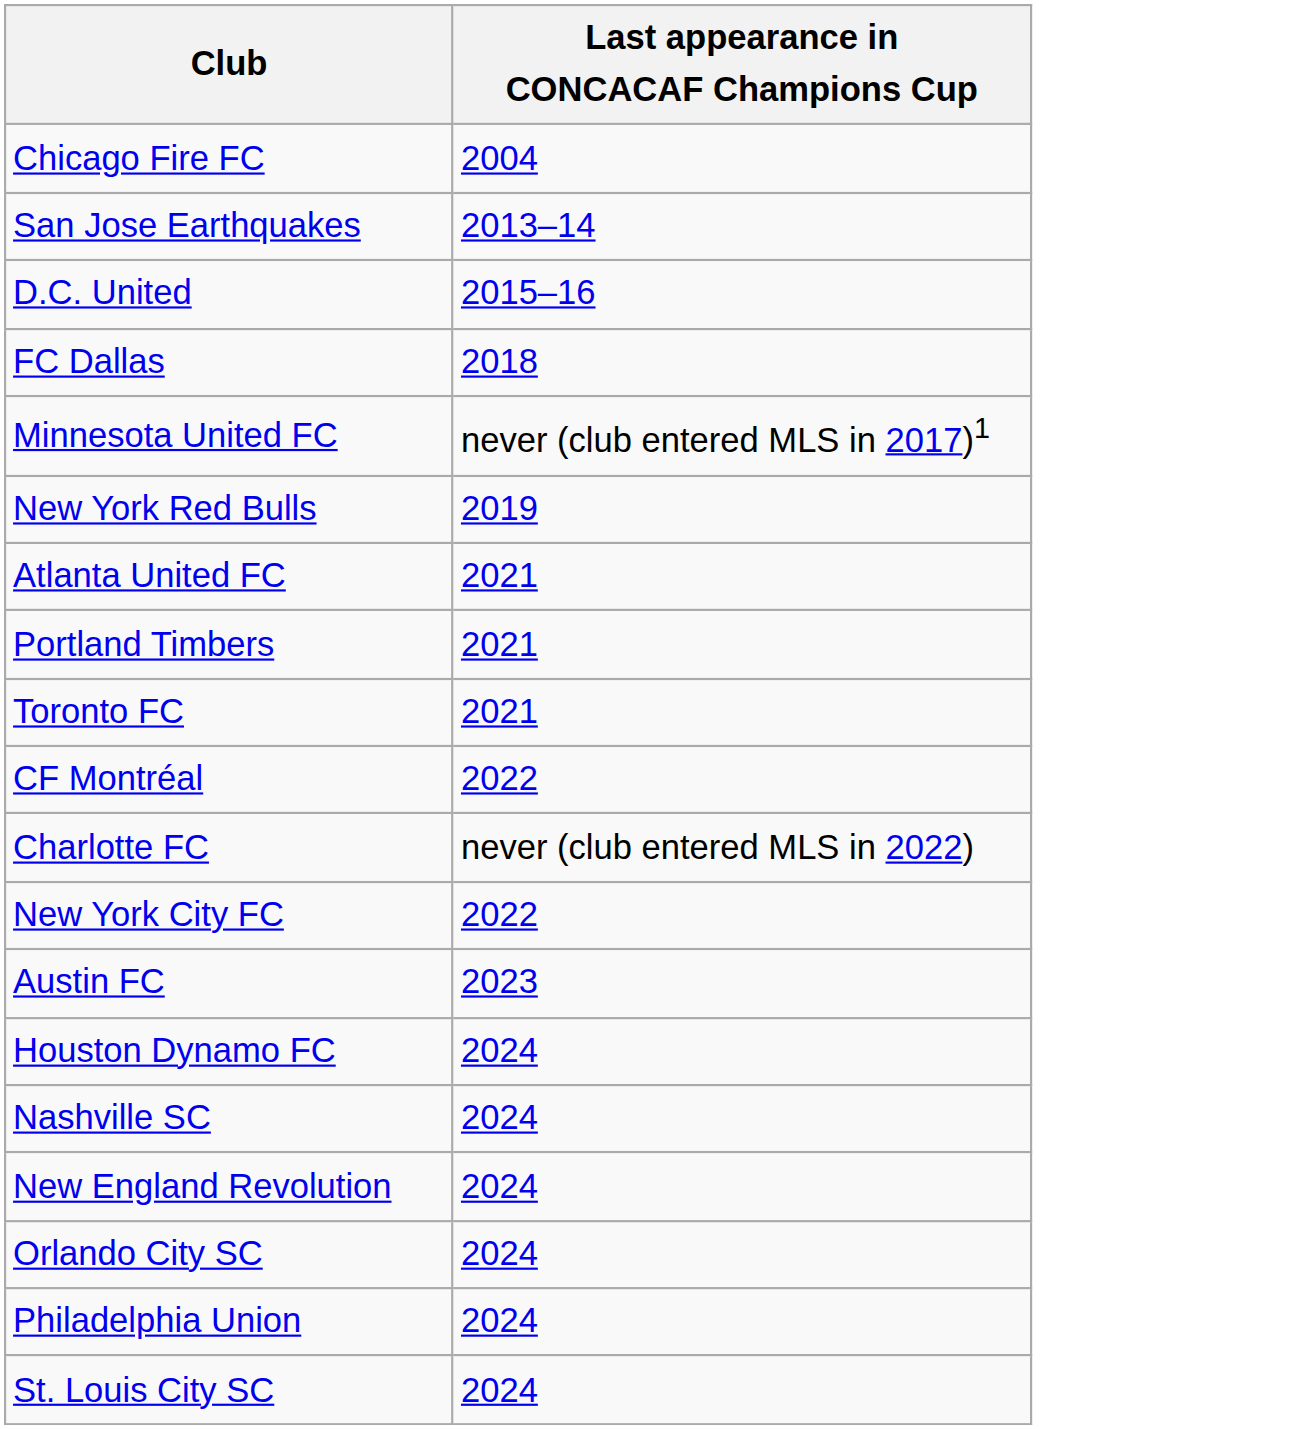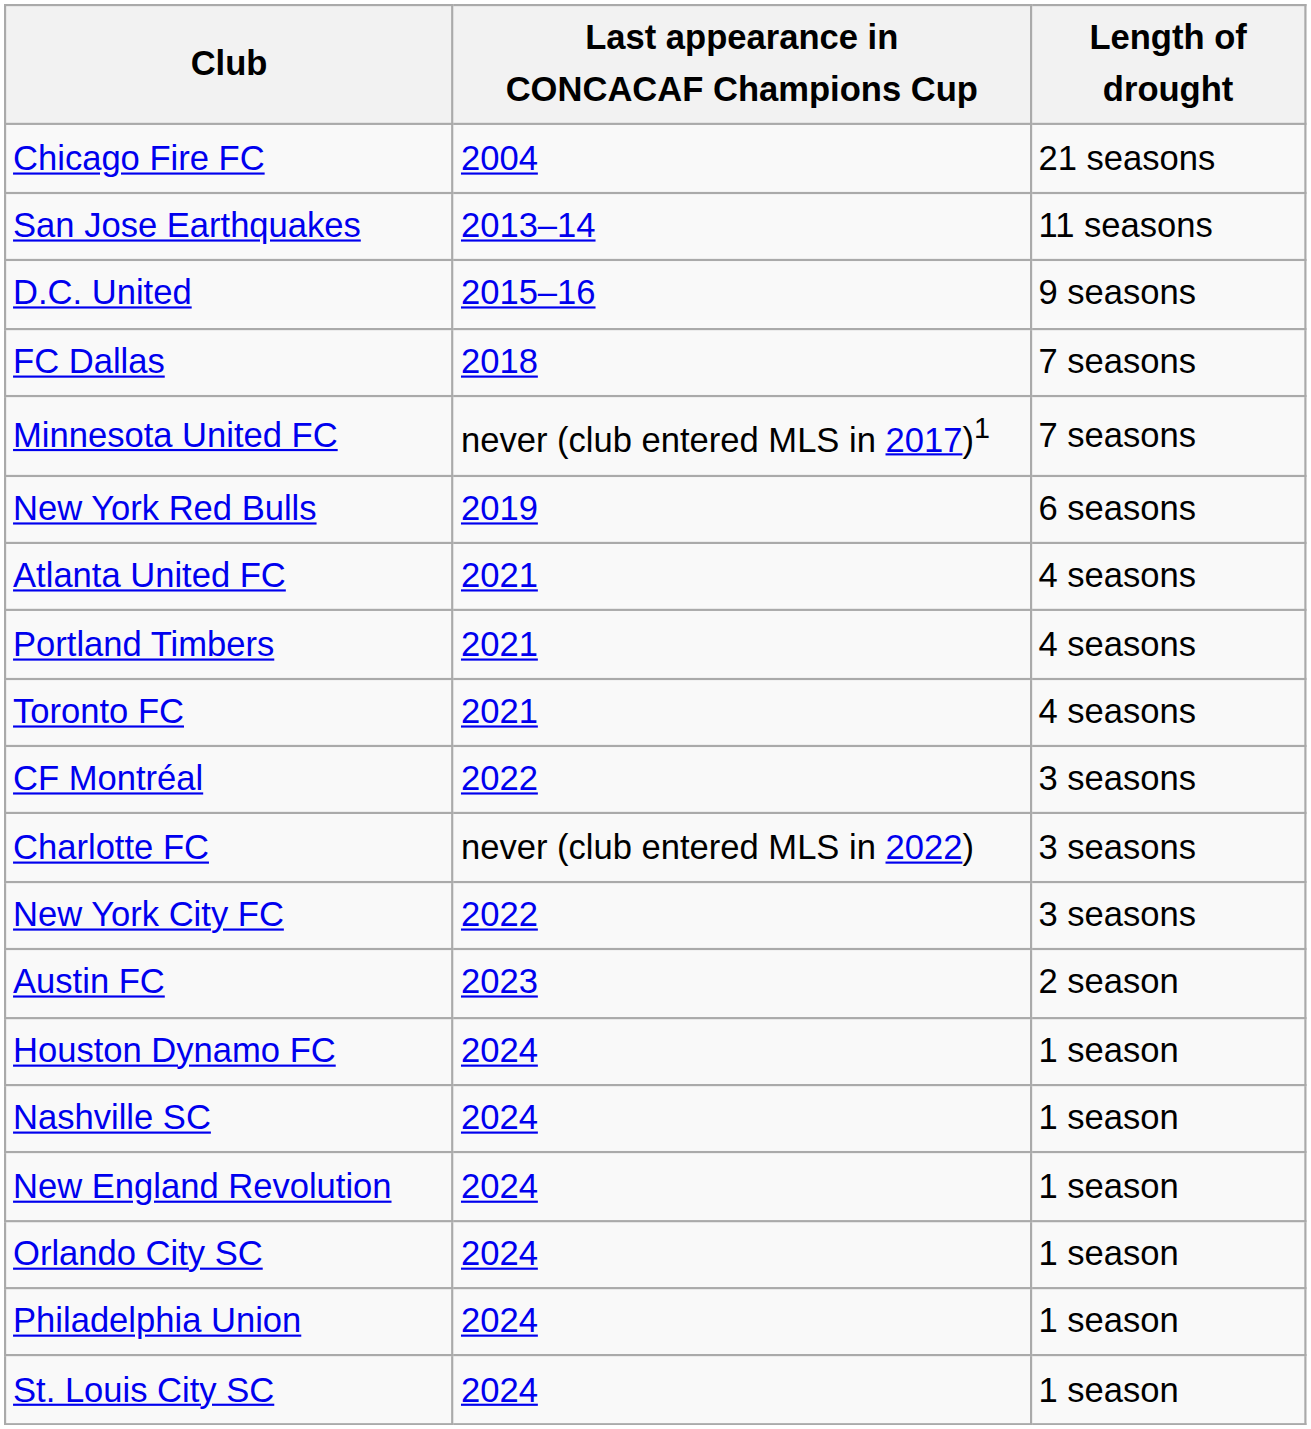+ column: (1168, 64)
